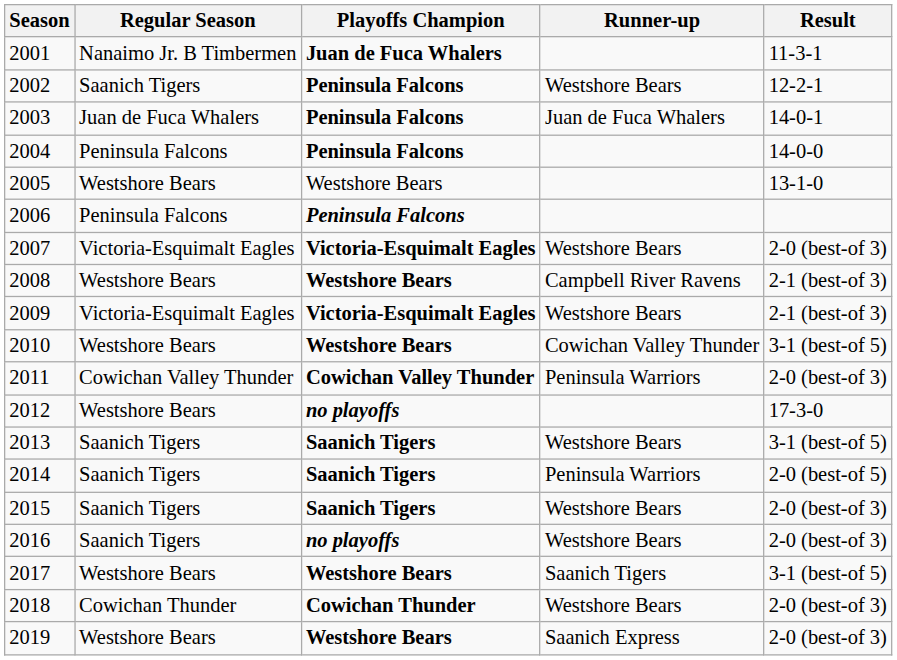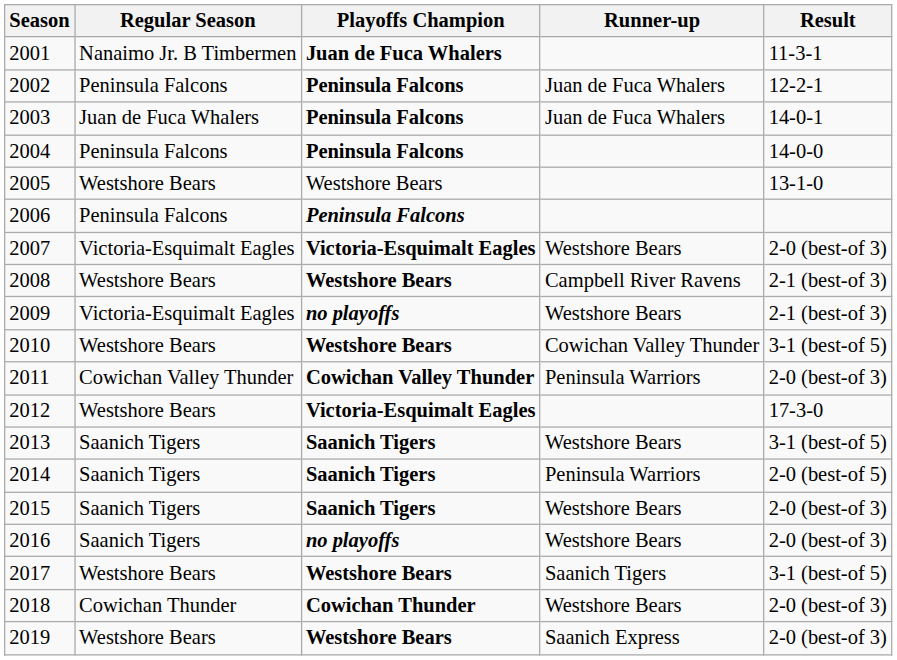(140, 85) Saanich Tigers -> (153, 85) Peninsula Falcons
(613, 85) Westshore Bears -> (635, 85) Juan de Fuca Whalers
(421, 313) Victoria-Esquimalt Eagles -> (353, 313) no playoffs
(353, 410) no playoffs -> (421, 410) Victoria-Esquimalt Eagles
